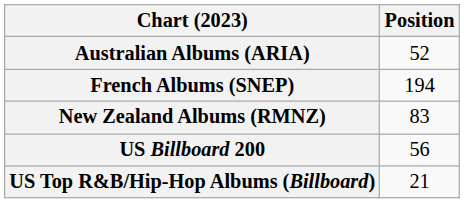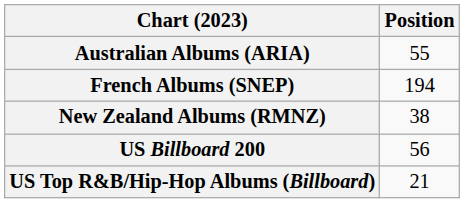(420, 52) 52 -> (420, 52) 55
(420, 117) 83 -> (420, 117) 38
